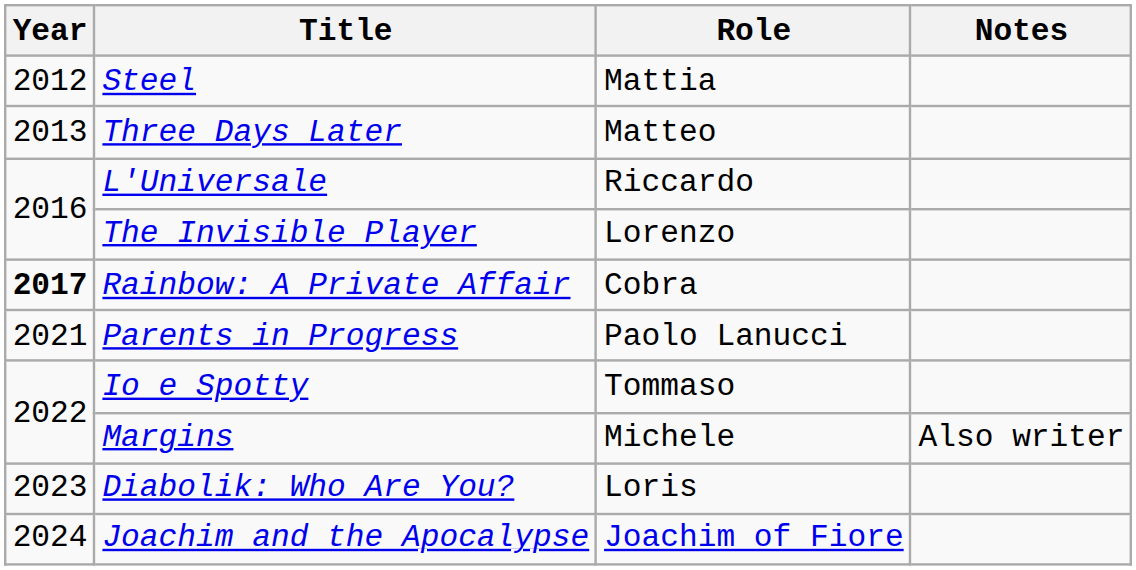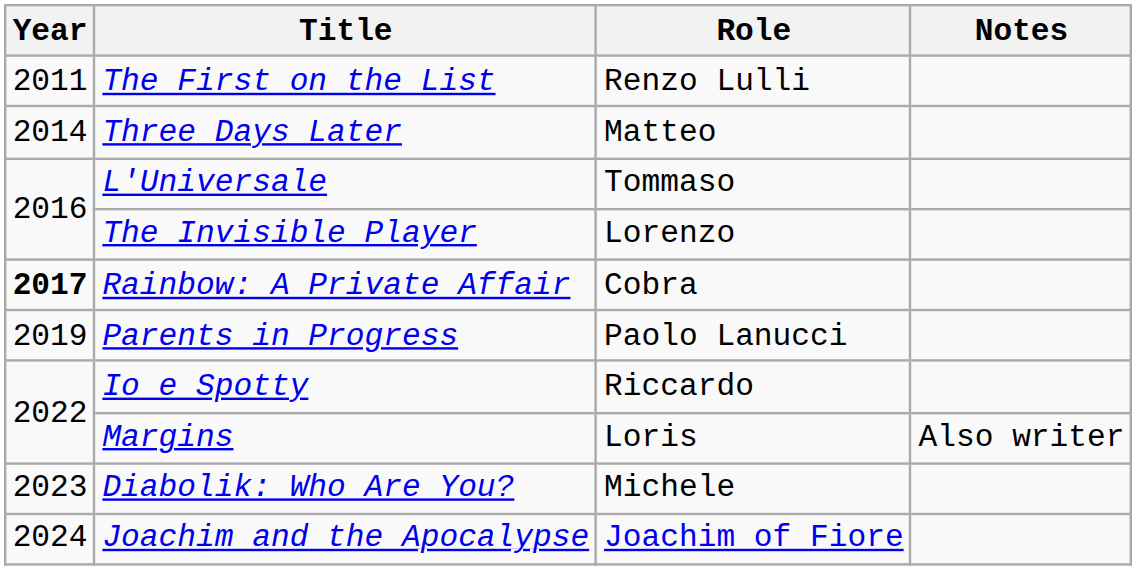+ row: (299, 81)
- row: (149, 81)
(50, 132) 2013 -> (50, 132) 2014
(679, 183) Riccardo -> (670, 183) Tommaso
(50, 336) 2021 -> (50, 336) 2019
(670, 387) Tommaso -> (679, 387) Riccardo
(670, 437) Michele -> (651, 437) Loris
(651, 488) Loris -> (670, 488) Michele
